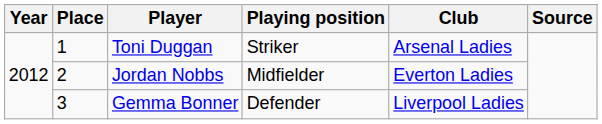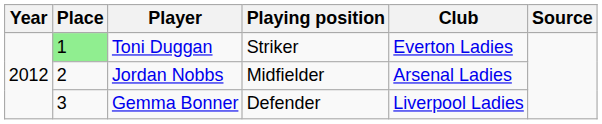(62, 47) no background -> (62, 47) lightgreen background
(453, 47) Arsenal Ladies -> (453, 47) Everton Ladies
(453, 75) Everton Ladies -> (453, 75) Arsenal Ladies
